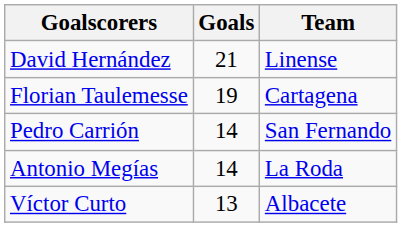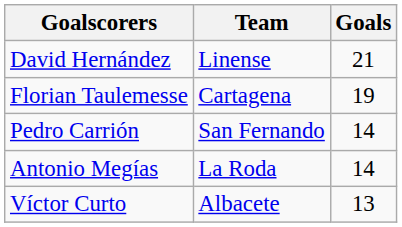columns swapped: (226, 22) <-> (328, 22)
